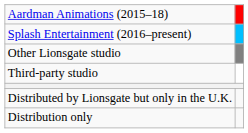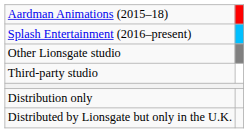rows swapped: (50, 117) <-> (120, 98)
